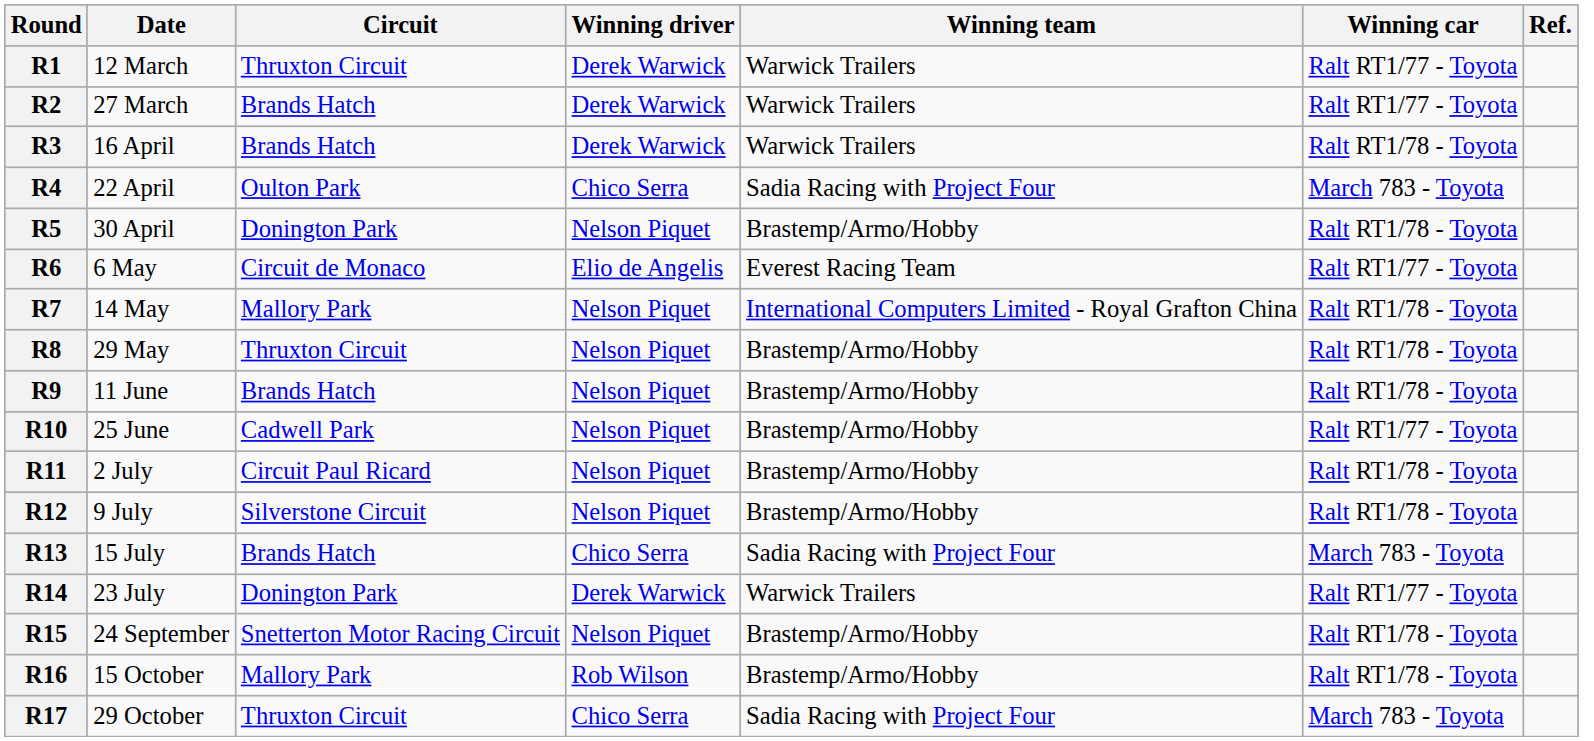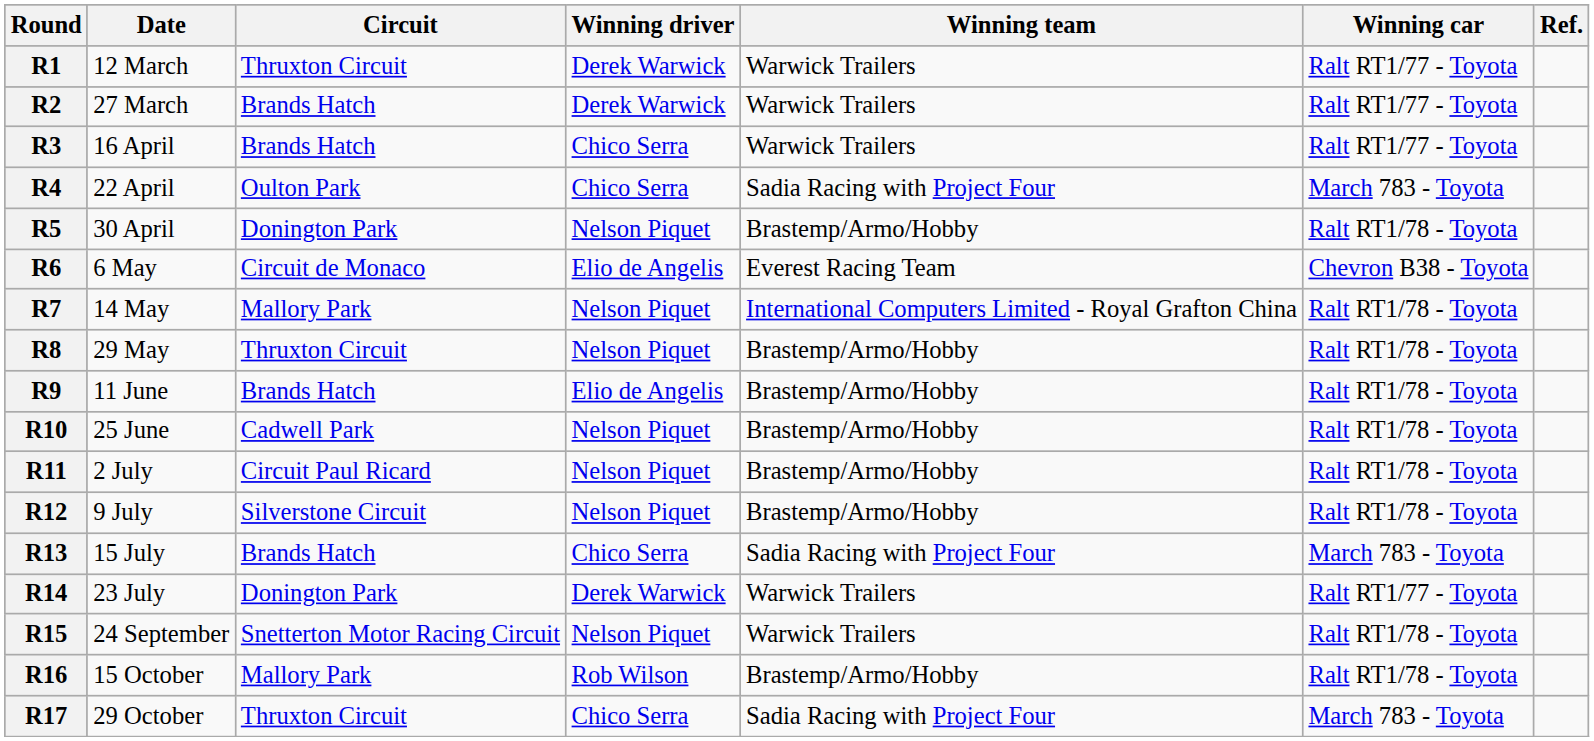(649, 147) Derek Warwick -> (630, 147) Chico Serra
(1413, 147) Ralt RT1/78 - Toyota -> (1413, 147) Ralt RT1/77 - Toyota
(1413, 268) Ralt RT1/77 - Toyota -> (1418, 268) Chevron B38 - Toyota
(641, 390) Nelson Piquet -> (647, 390) Elio de Angelis
(1413, 431) Ralt RT1/77 - Toyota -> (1413, 431) Ralt RT1/78 - Toyota
(862, 634) Brastemp/Armo/Hobby -> (831, 634) Warwick Trailers
